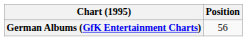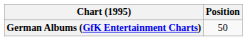(223, 28) 56 -> (223, 28) 50
